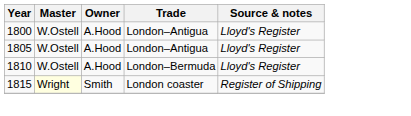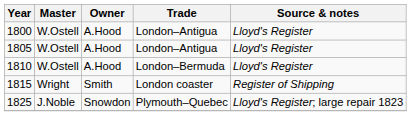(53, 84) lightyellow background -> (53, 84) no background
+ row: (19, 102)
